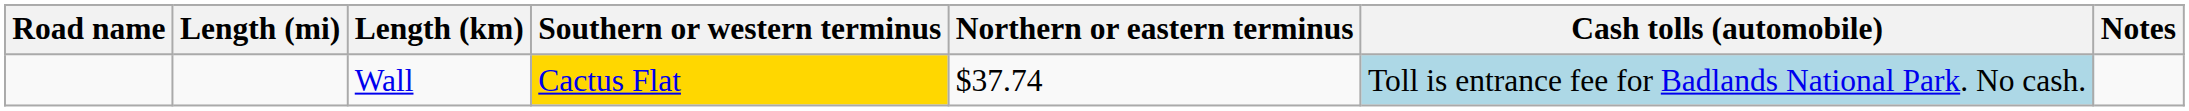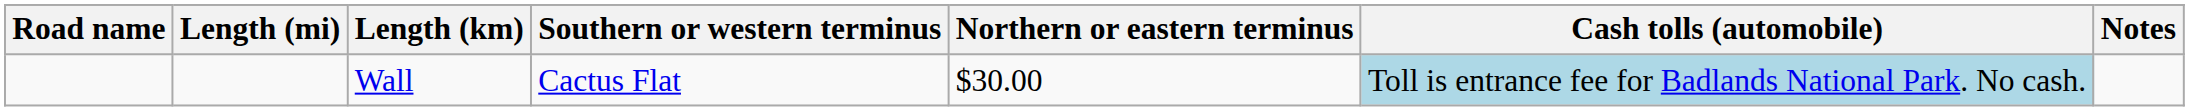(610, 79) gold background -> (610, 79) no background
(999, 79) $37.74 -> (999, 79) $30.00
